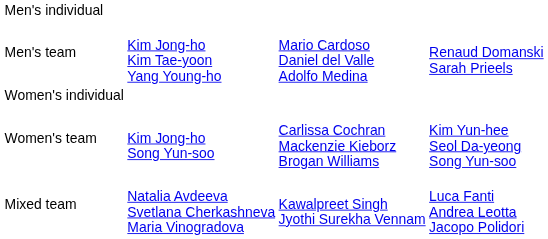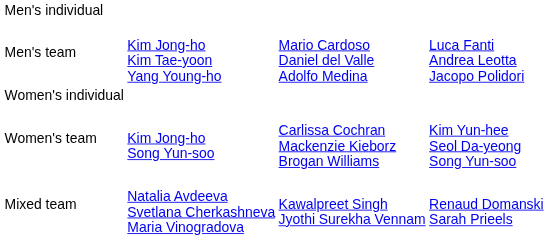(486, 60) Renaud Domanski Sarah Prieels -> (477, 60) Luca Fanti Andrea Leotta Jacopo Polidori
(477, 212) Luca Fanti Andrea Leotta Jacopo Polidori -> (486, 212) Renaud Domanski Sarah Prieels
